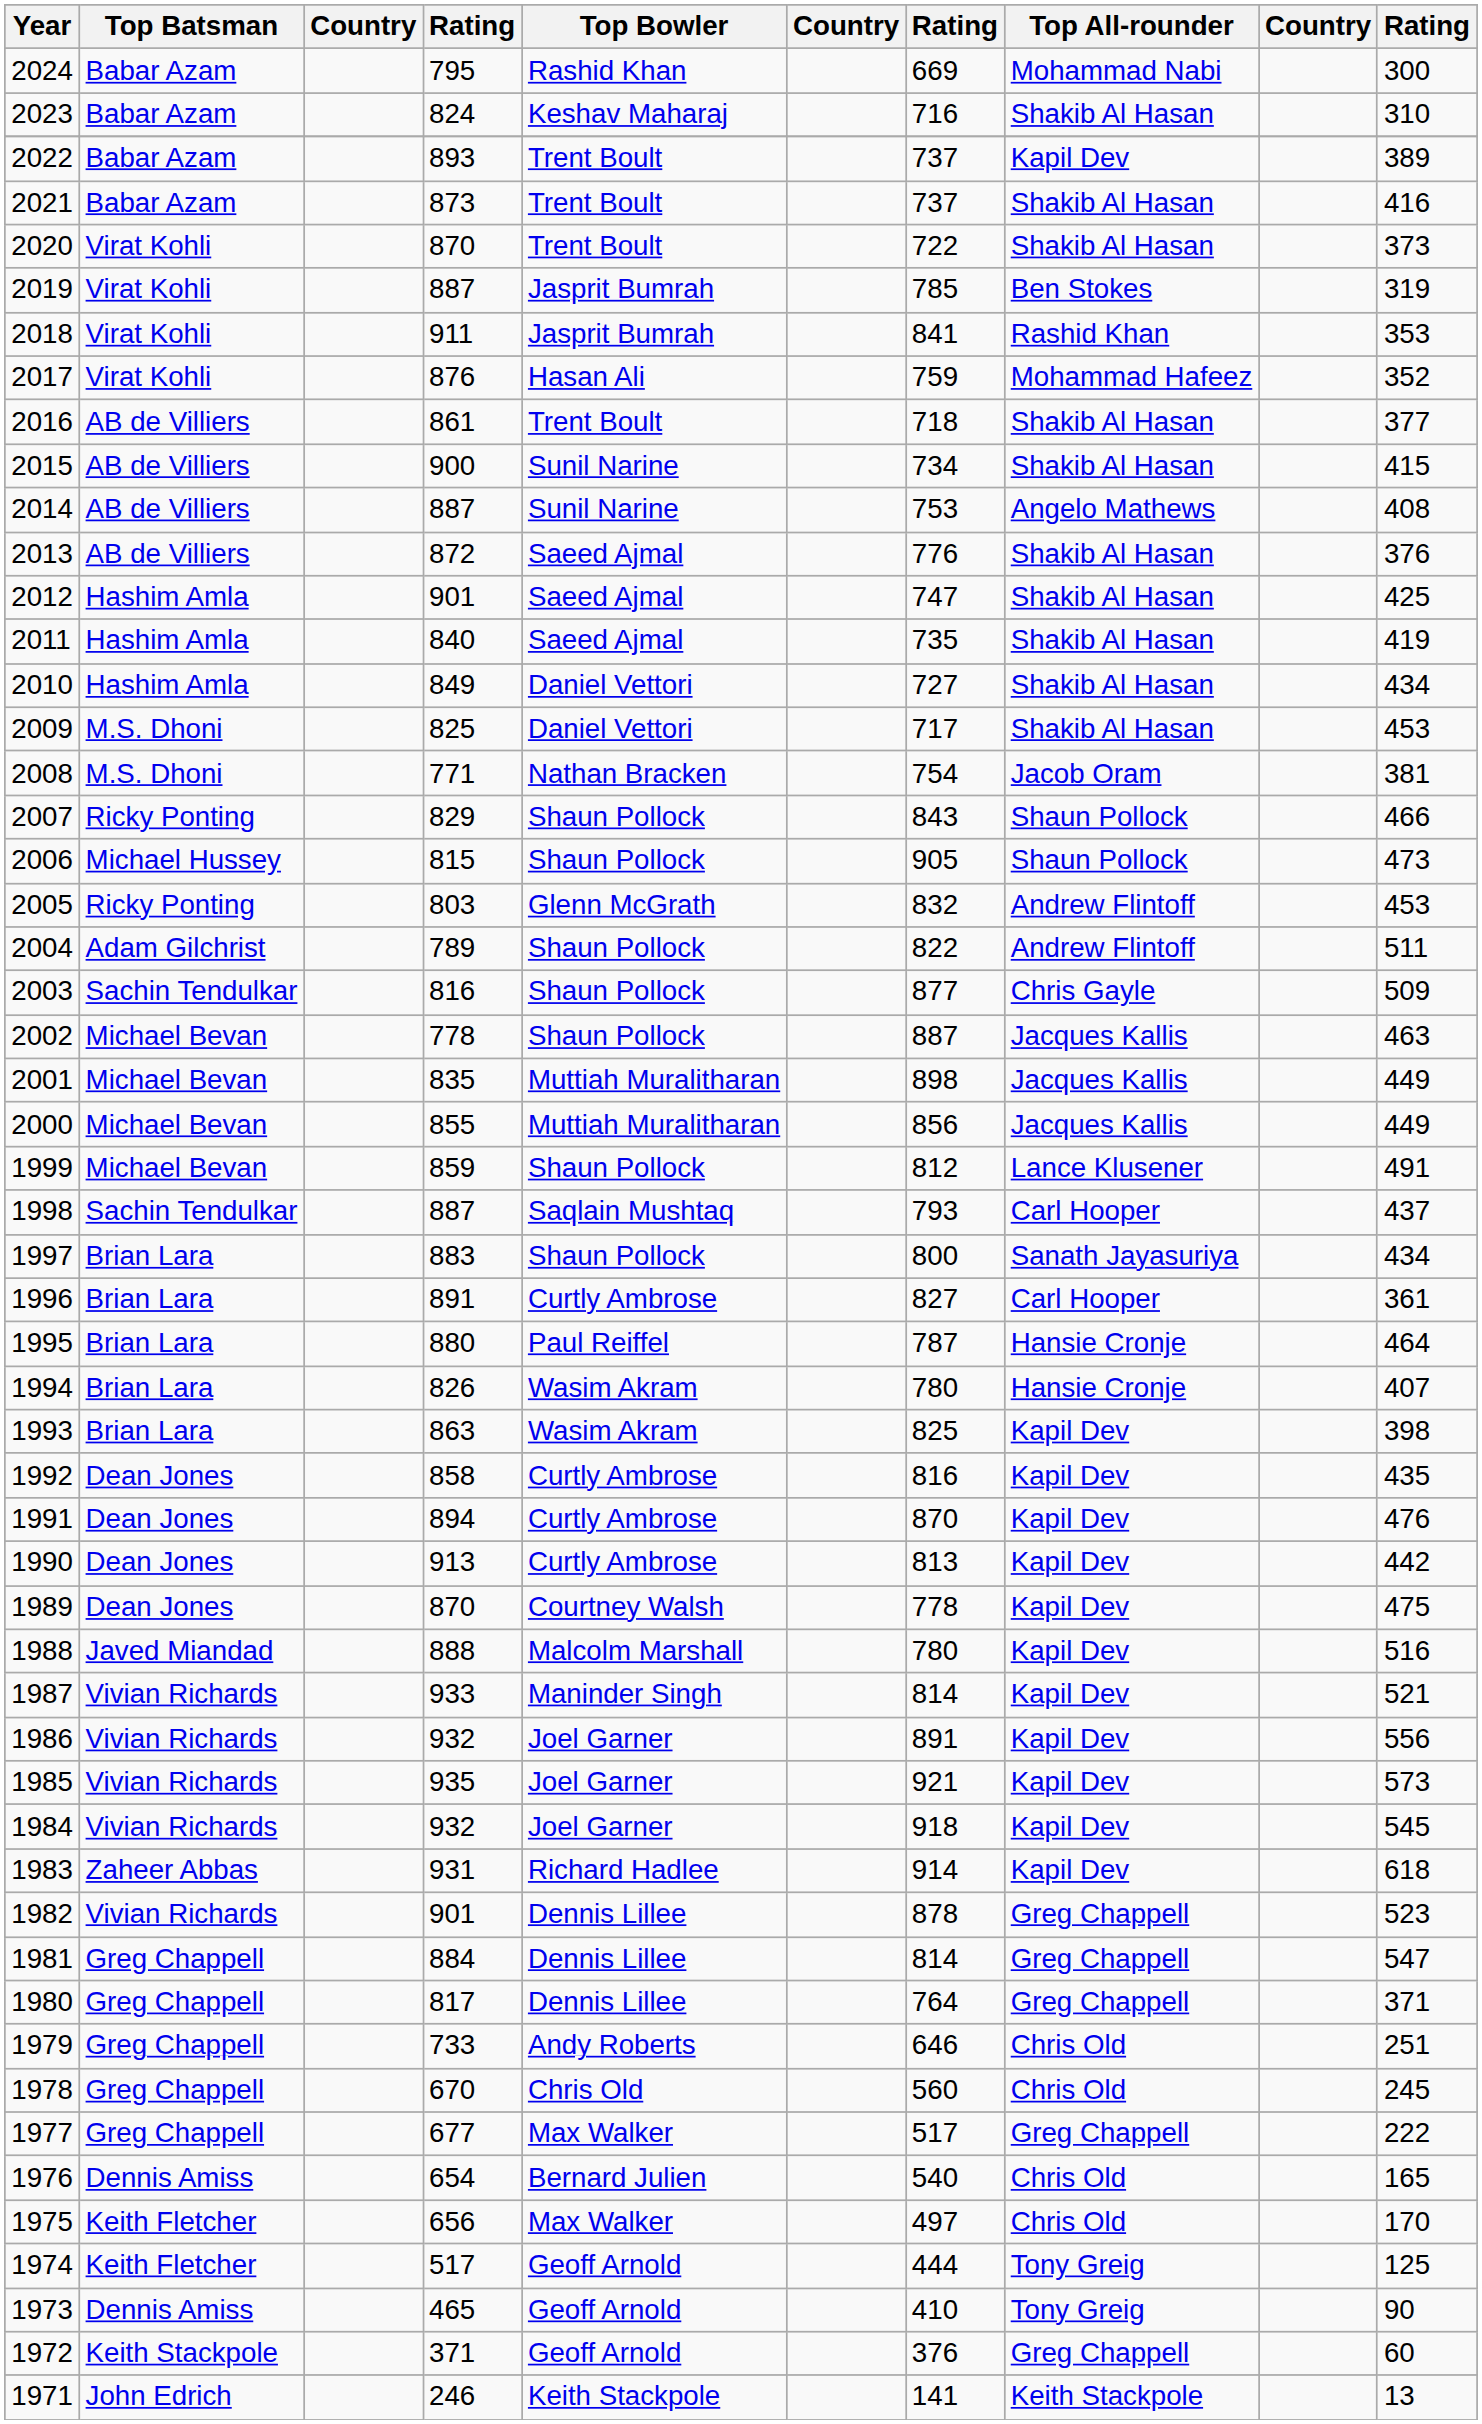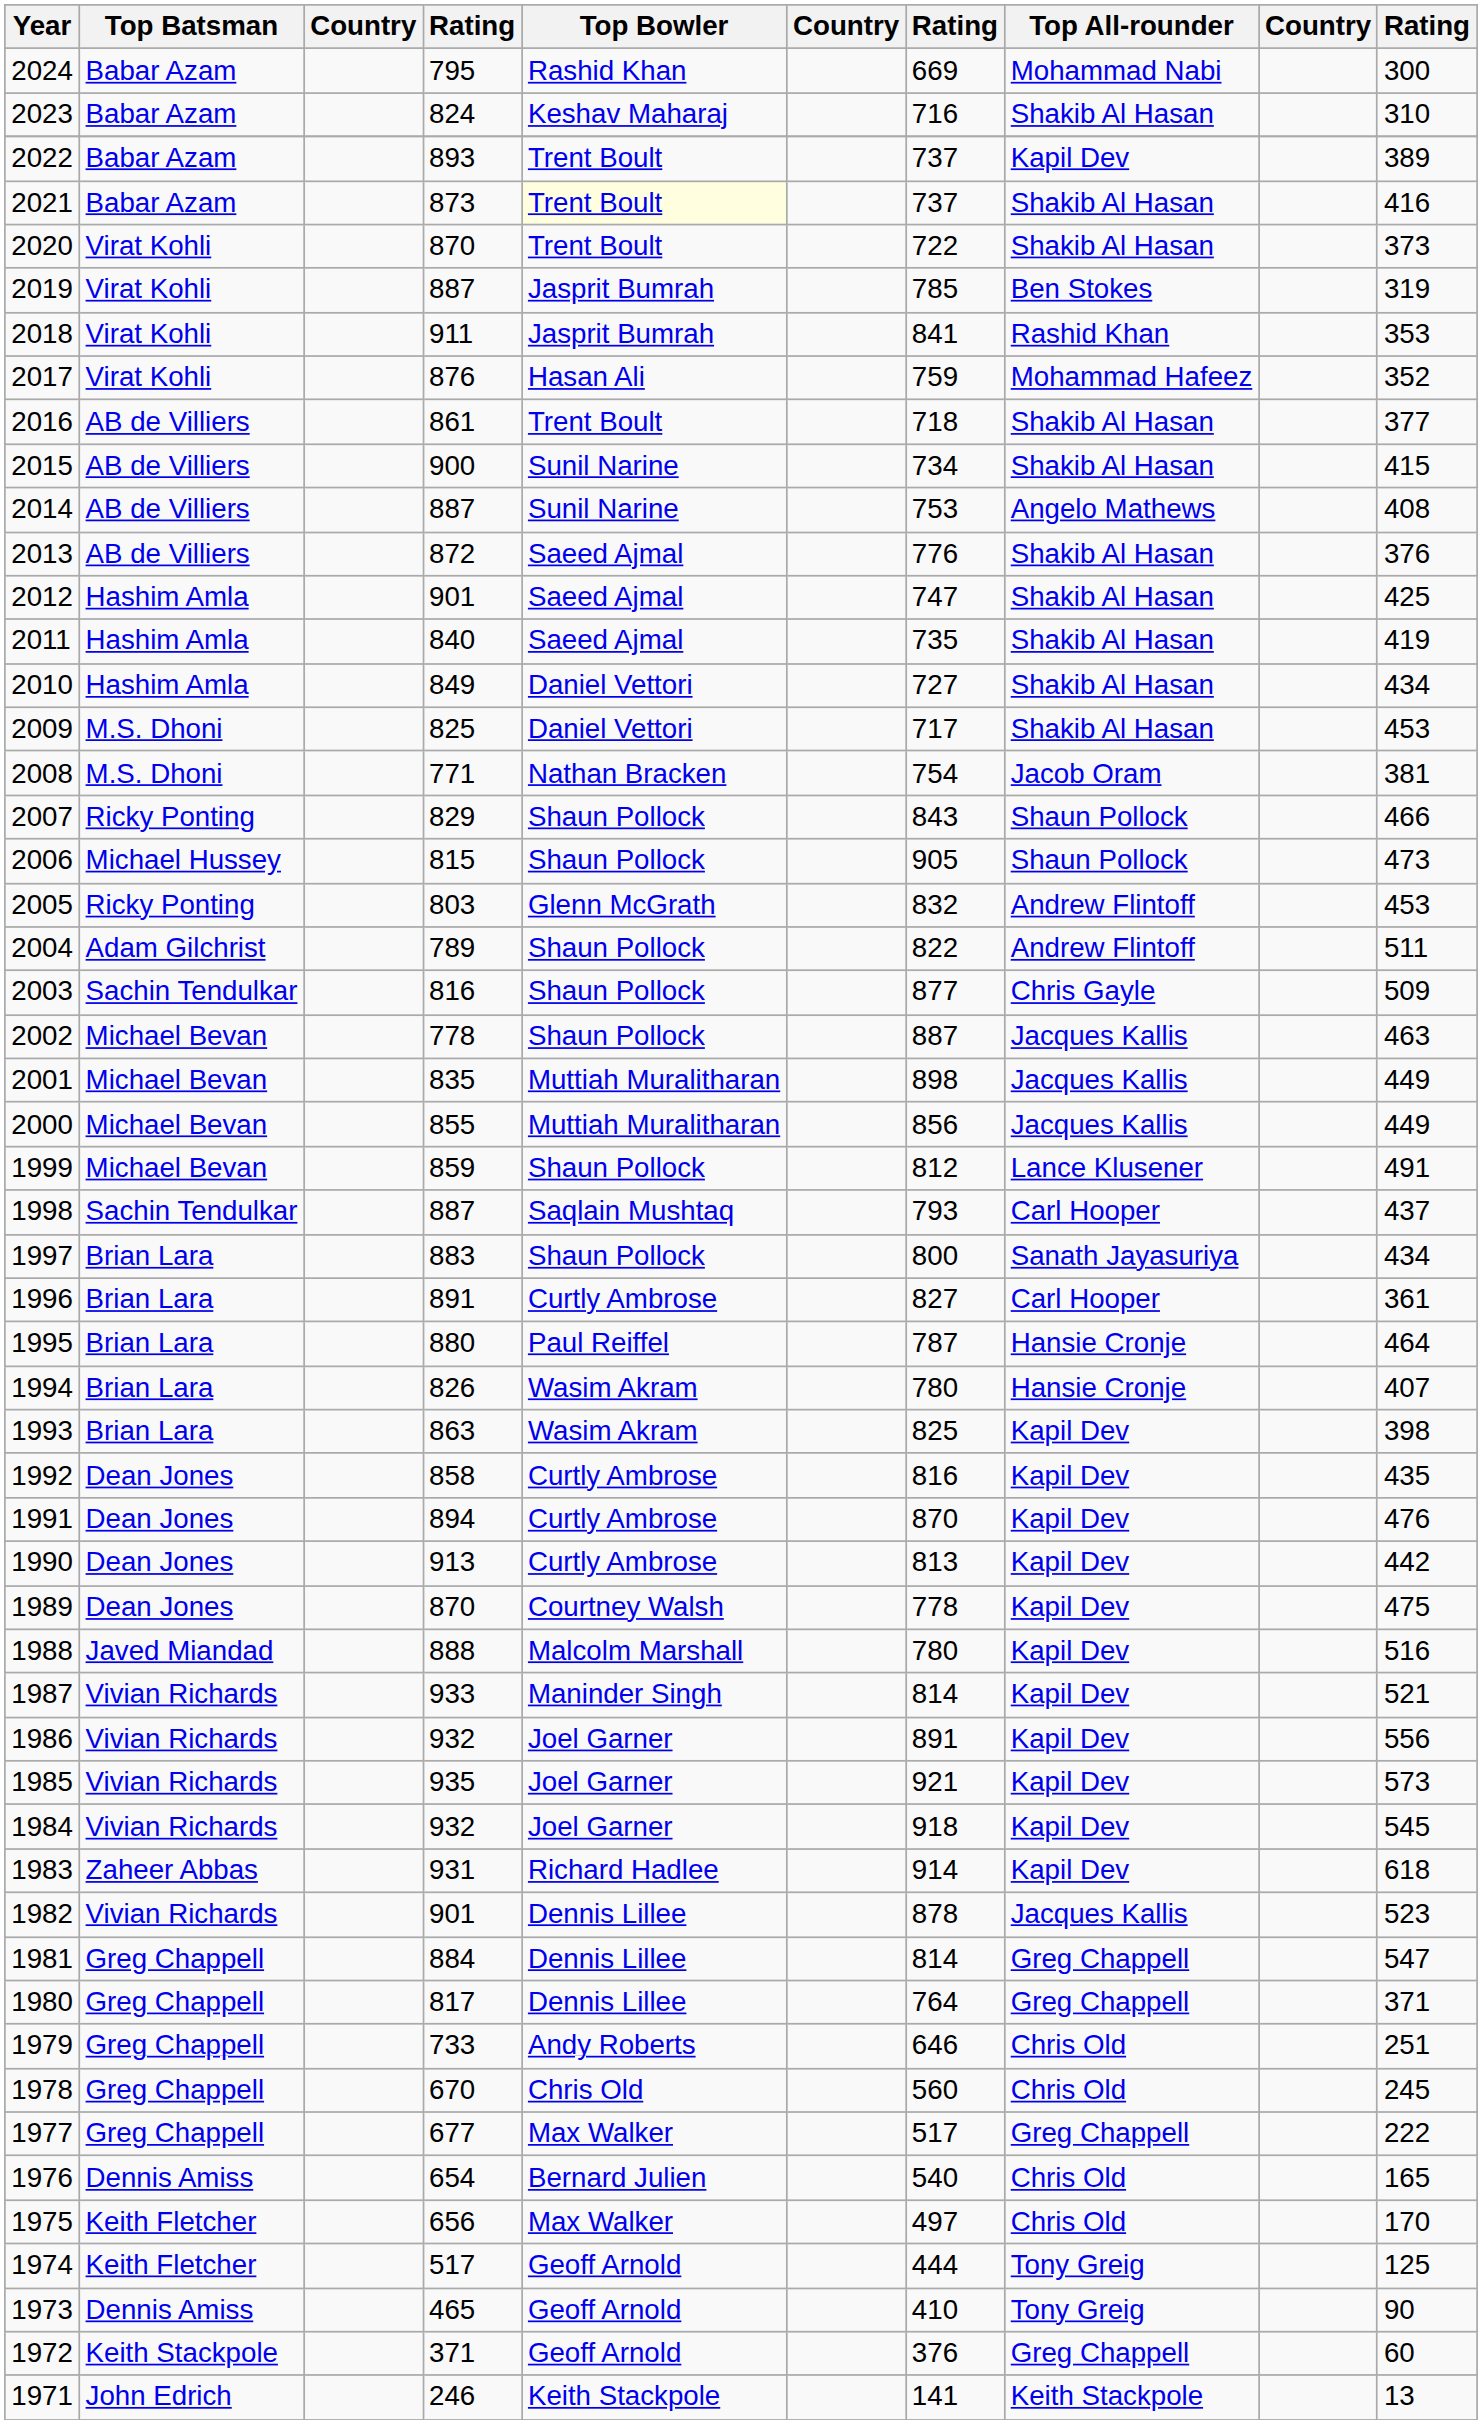(595, 202) no background -> (595, 202) lightyellow background
(1100, 1914) Greg Chappell -> (1099, 1914) Jacques Kallis
